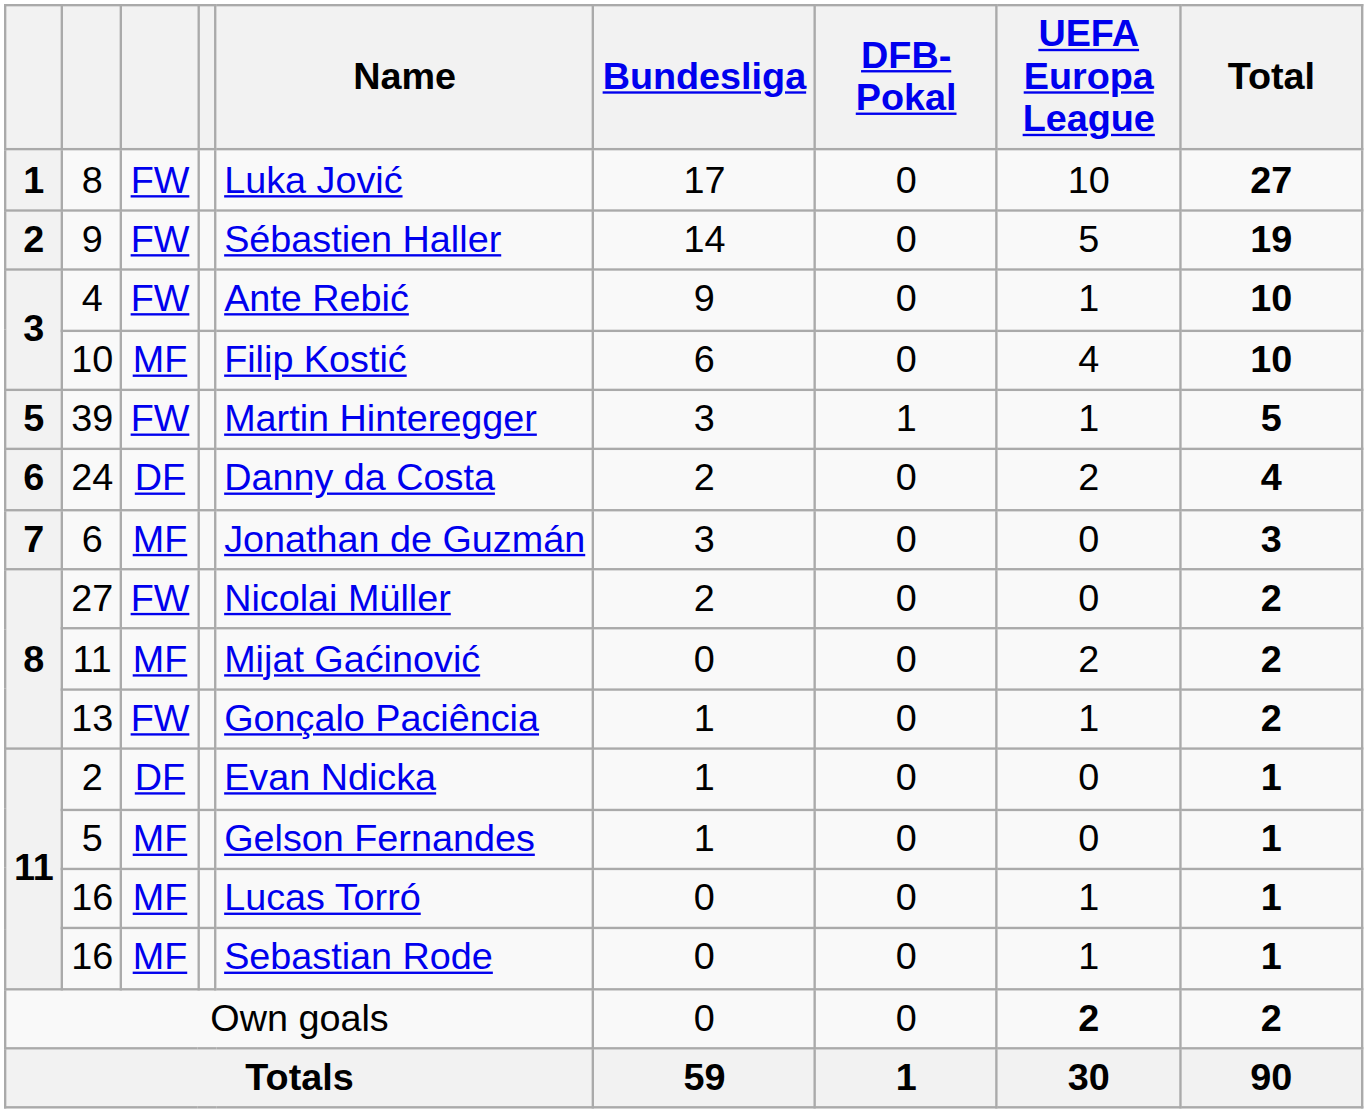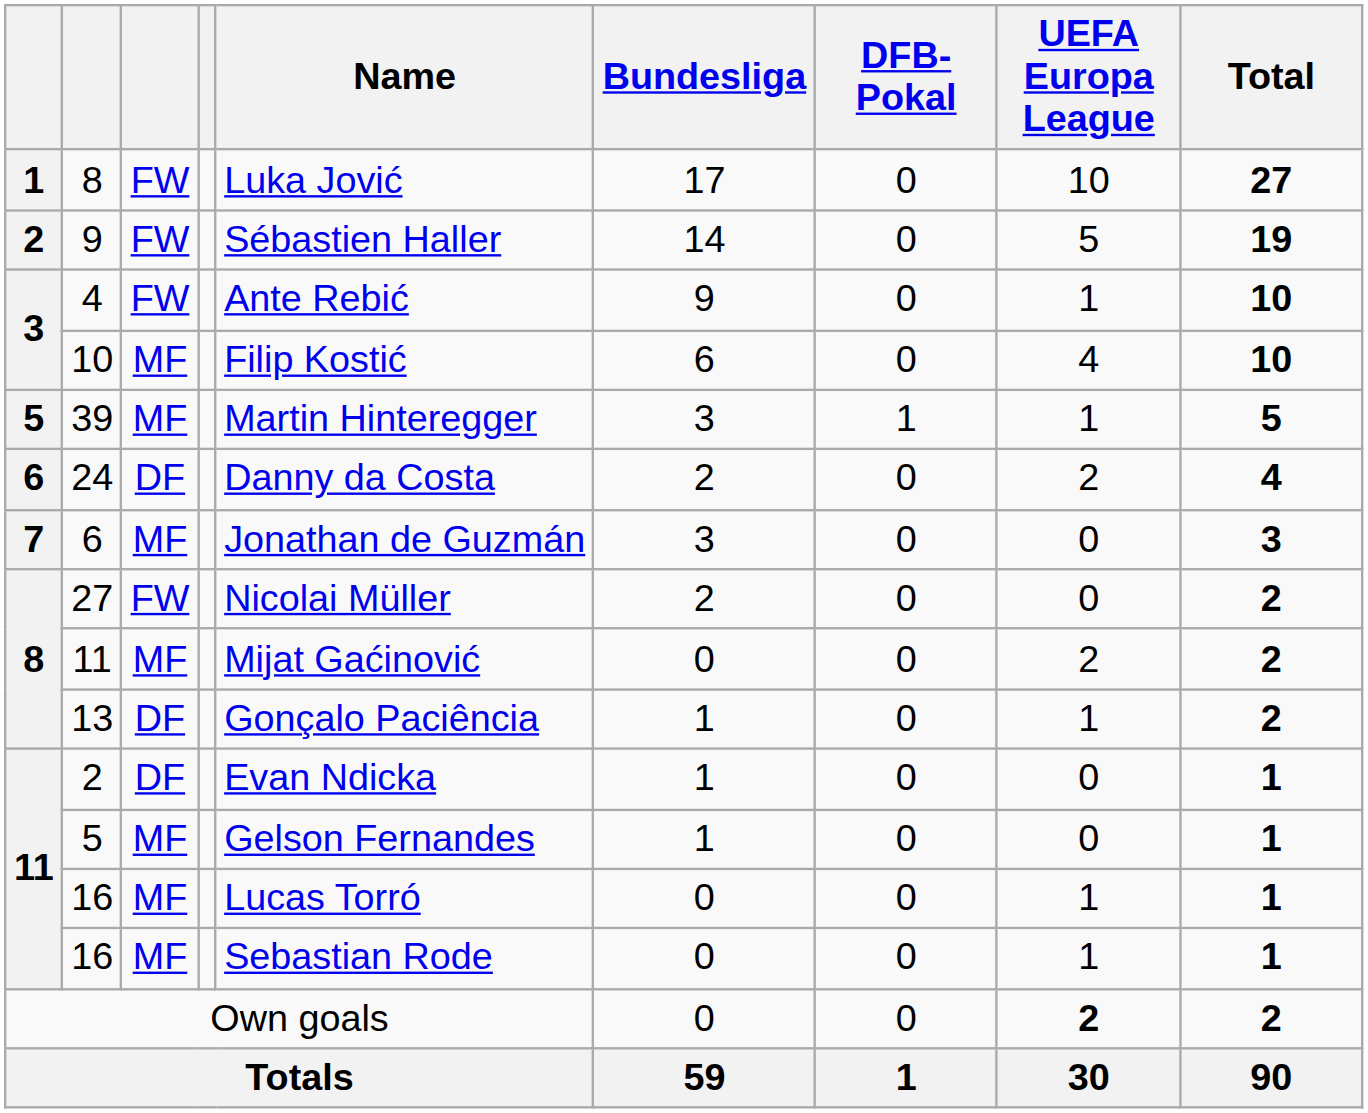(160, 418) FW -> (160, 418) MF
(160, 718) FW -> (160, 718) DF
